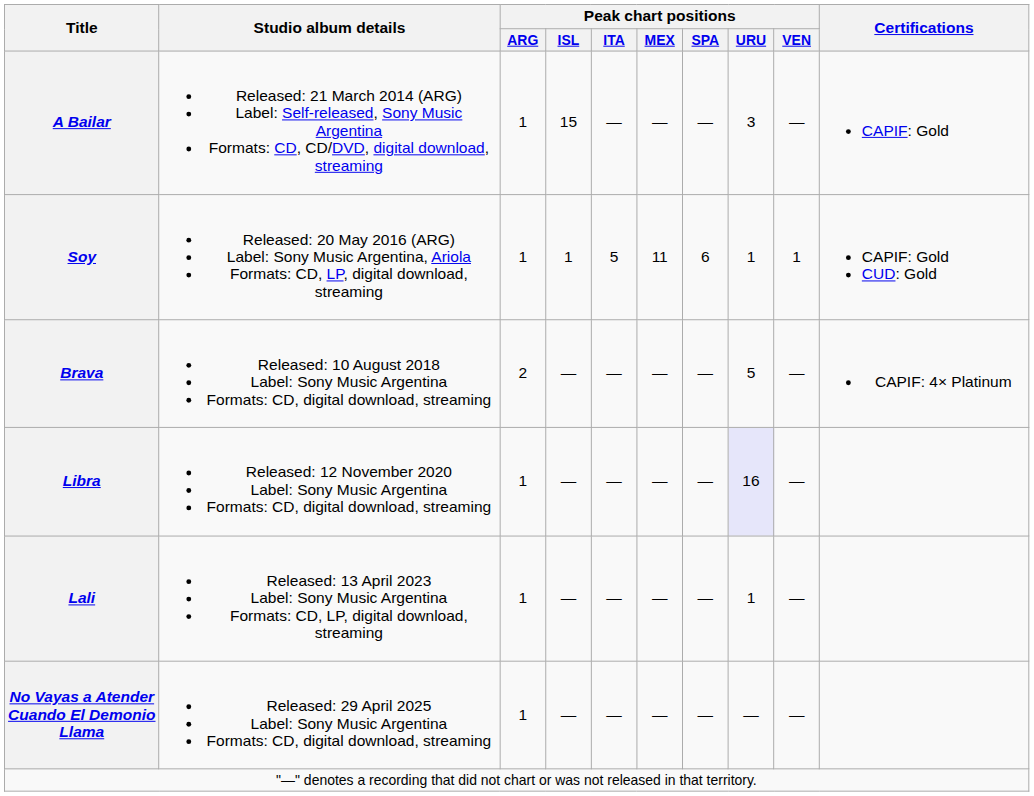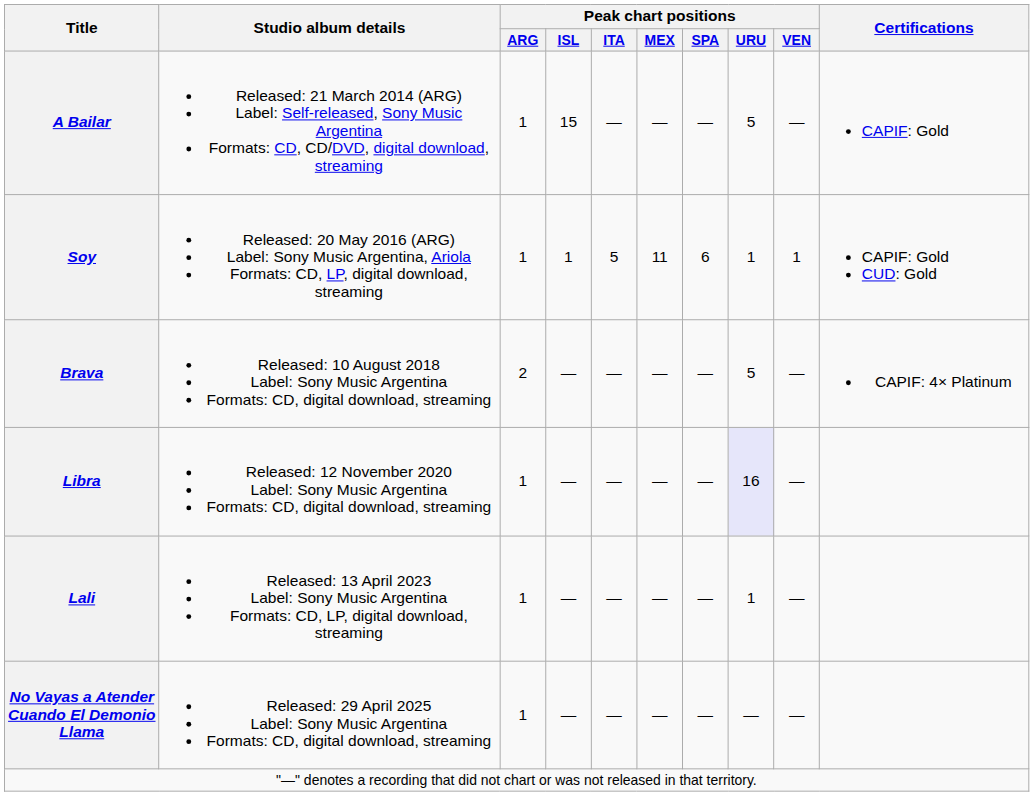(751, 122) 3 -> (751, 122) 5
